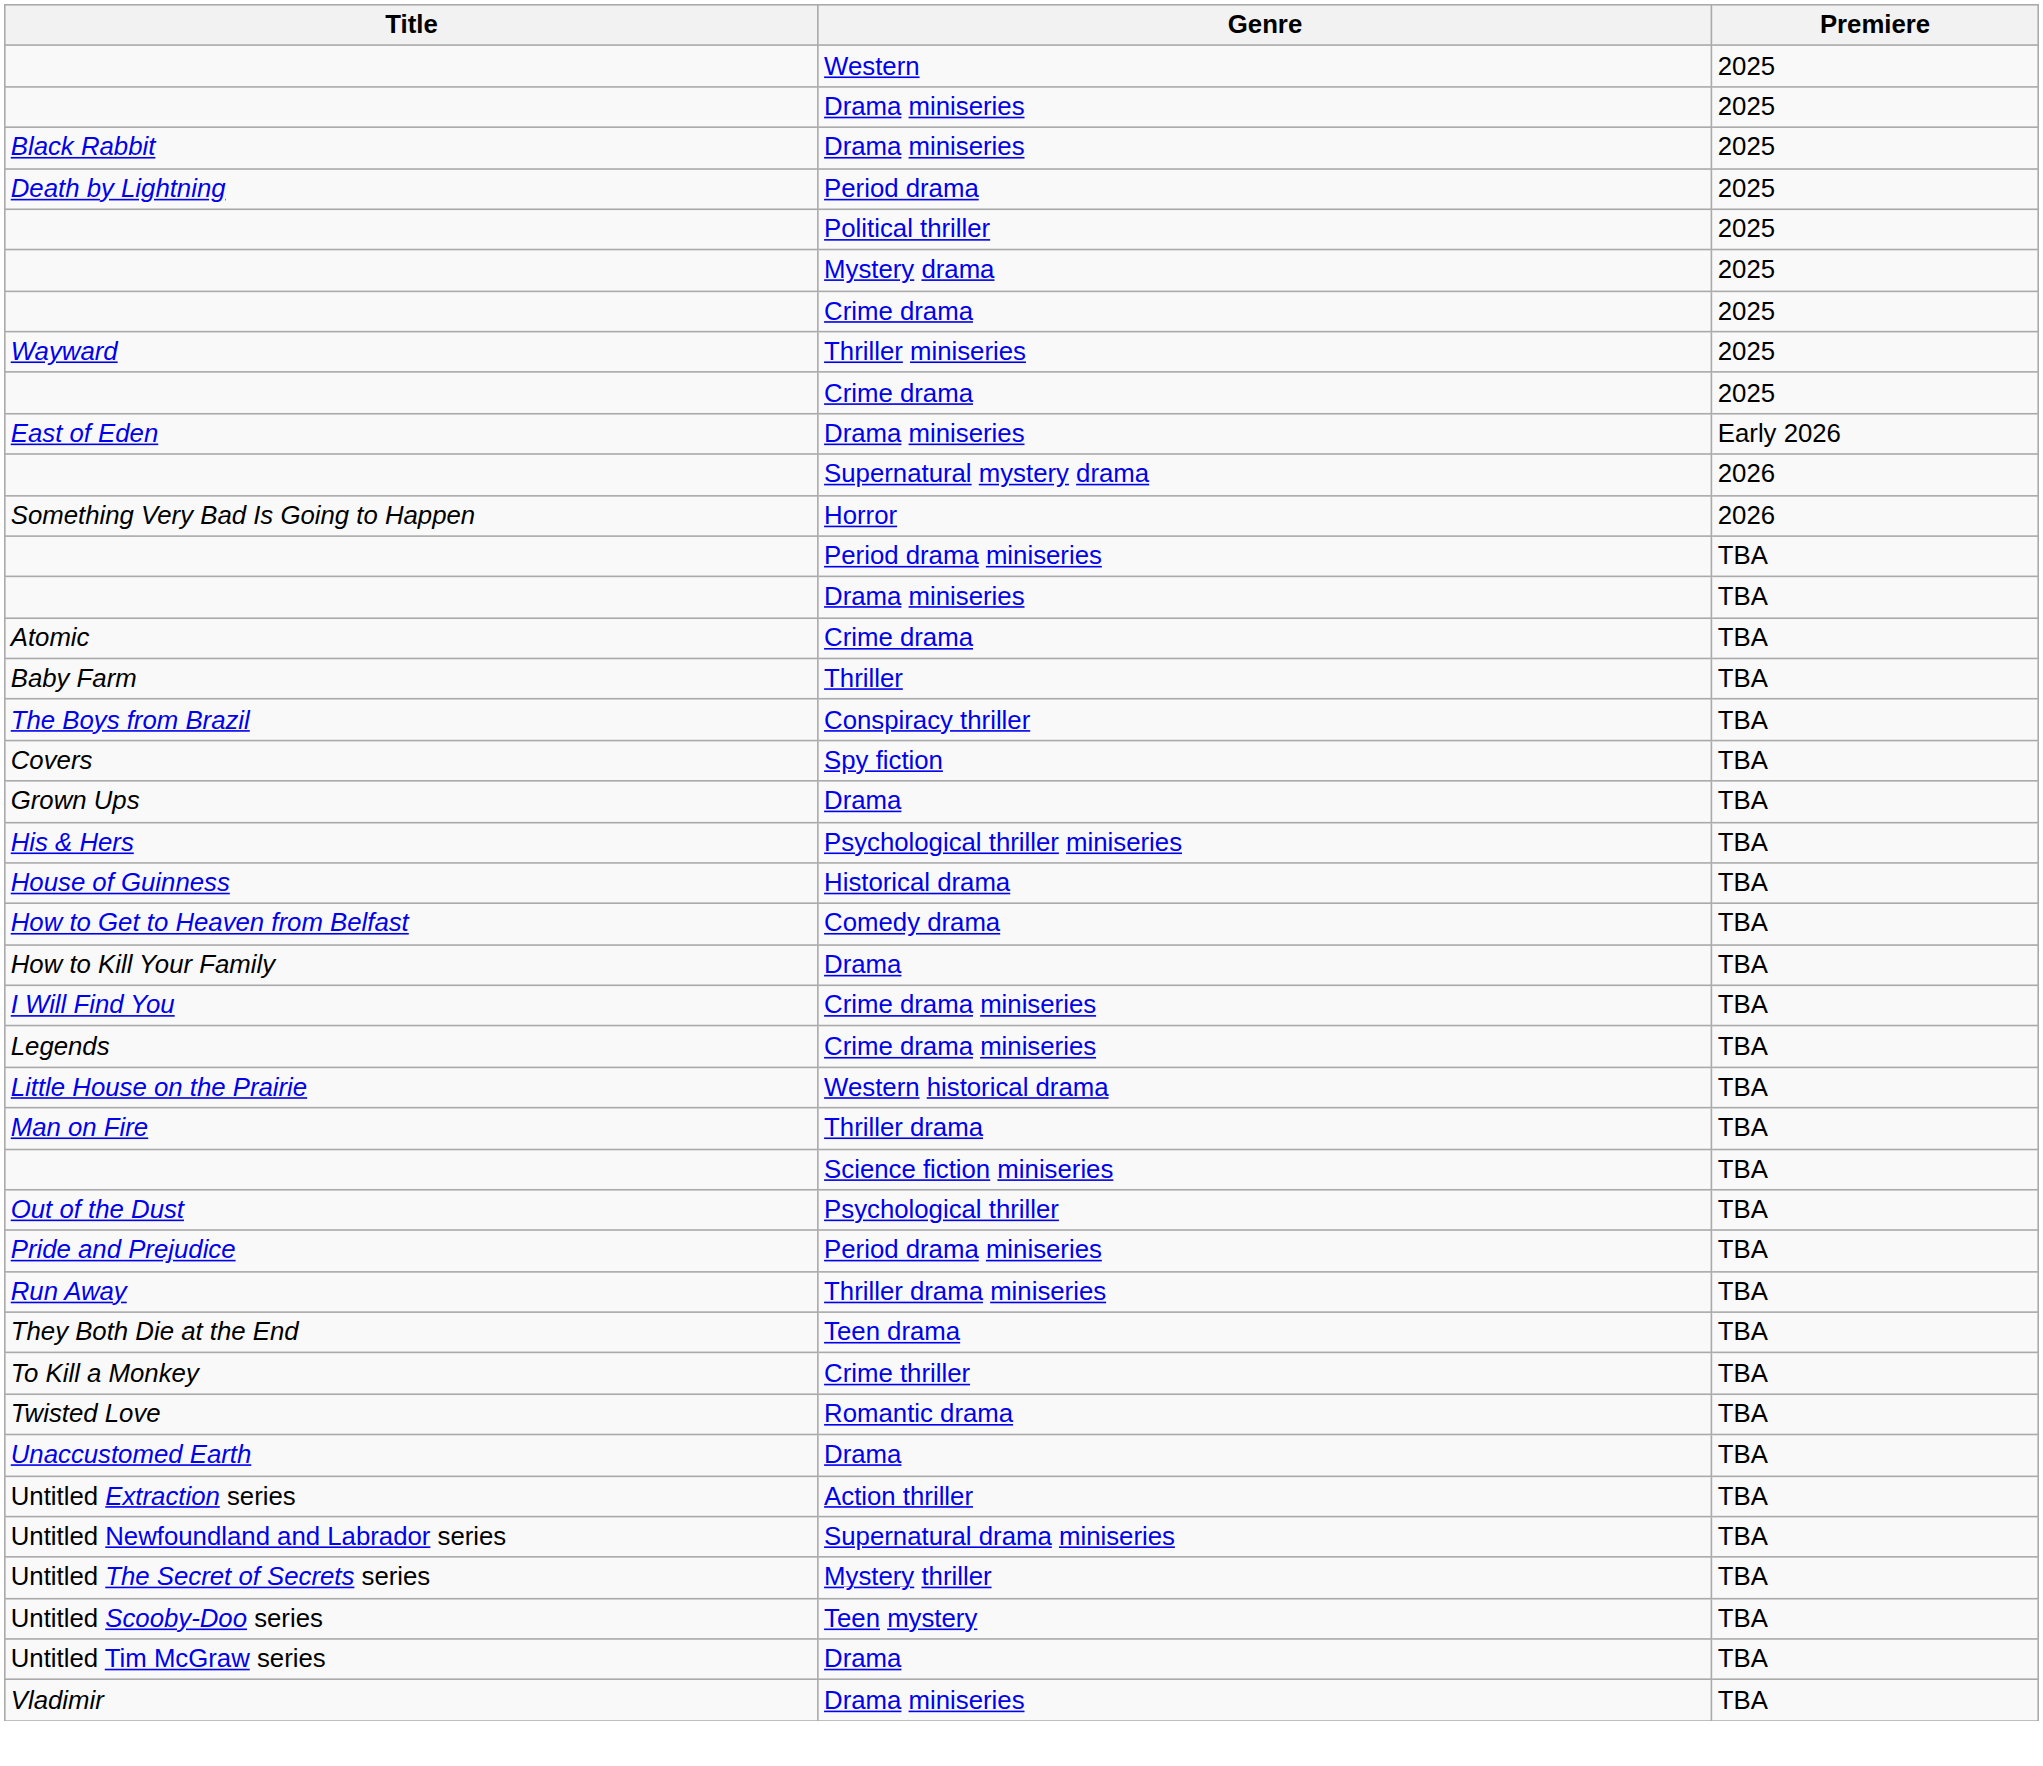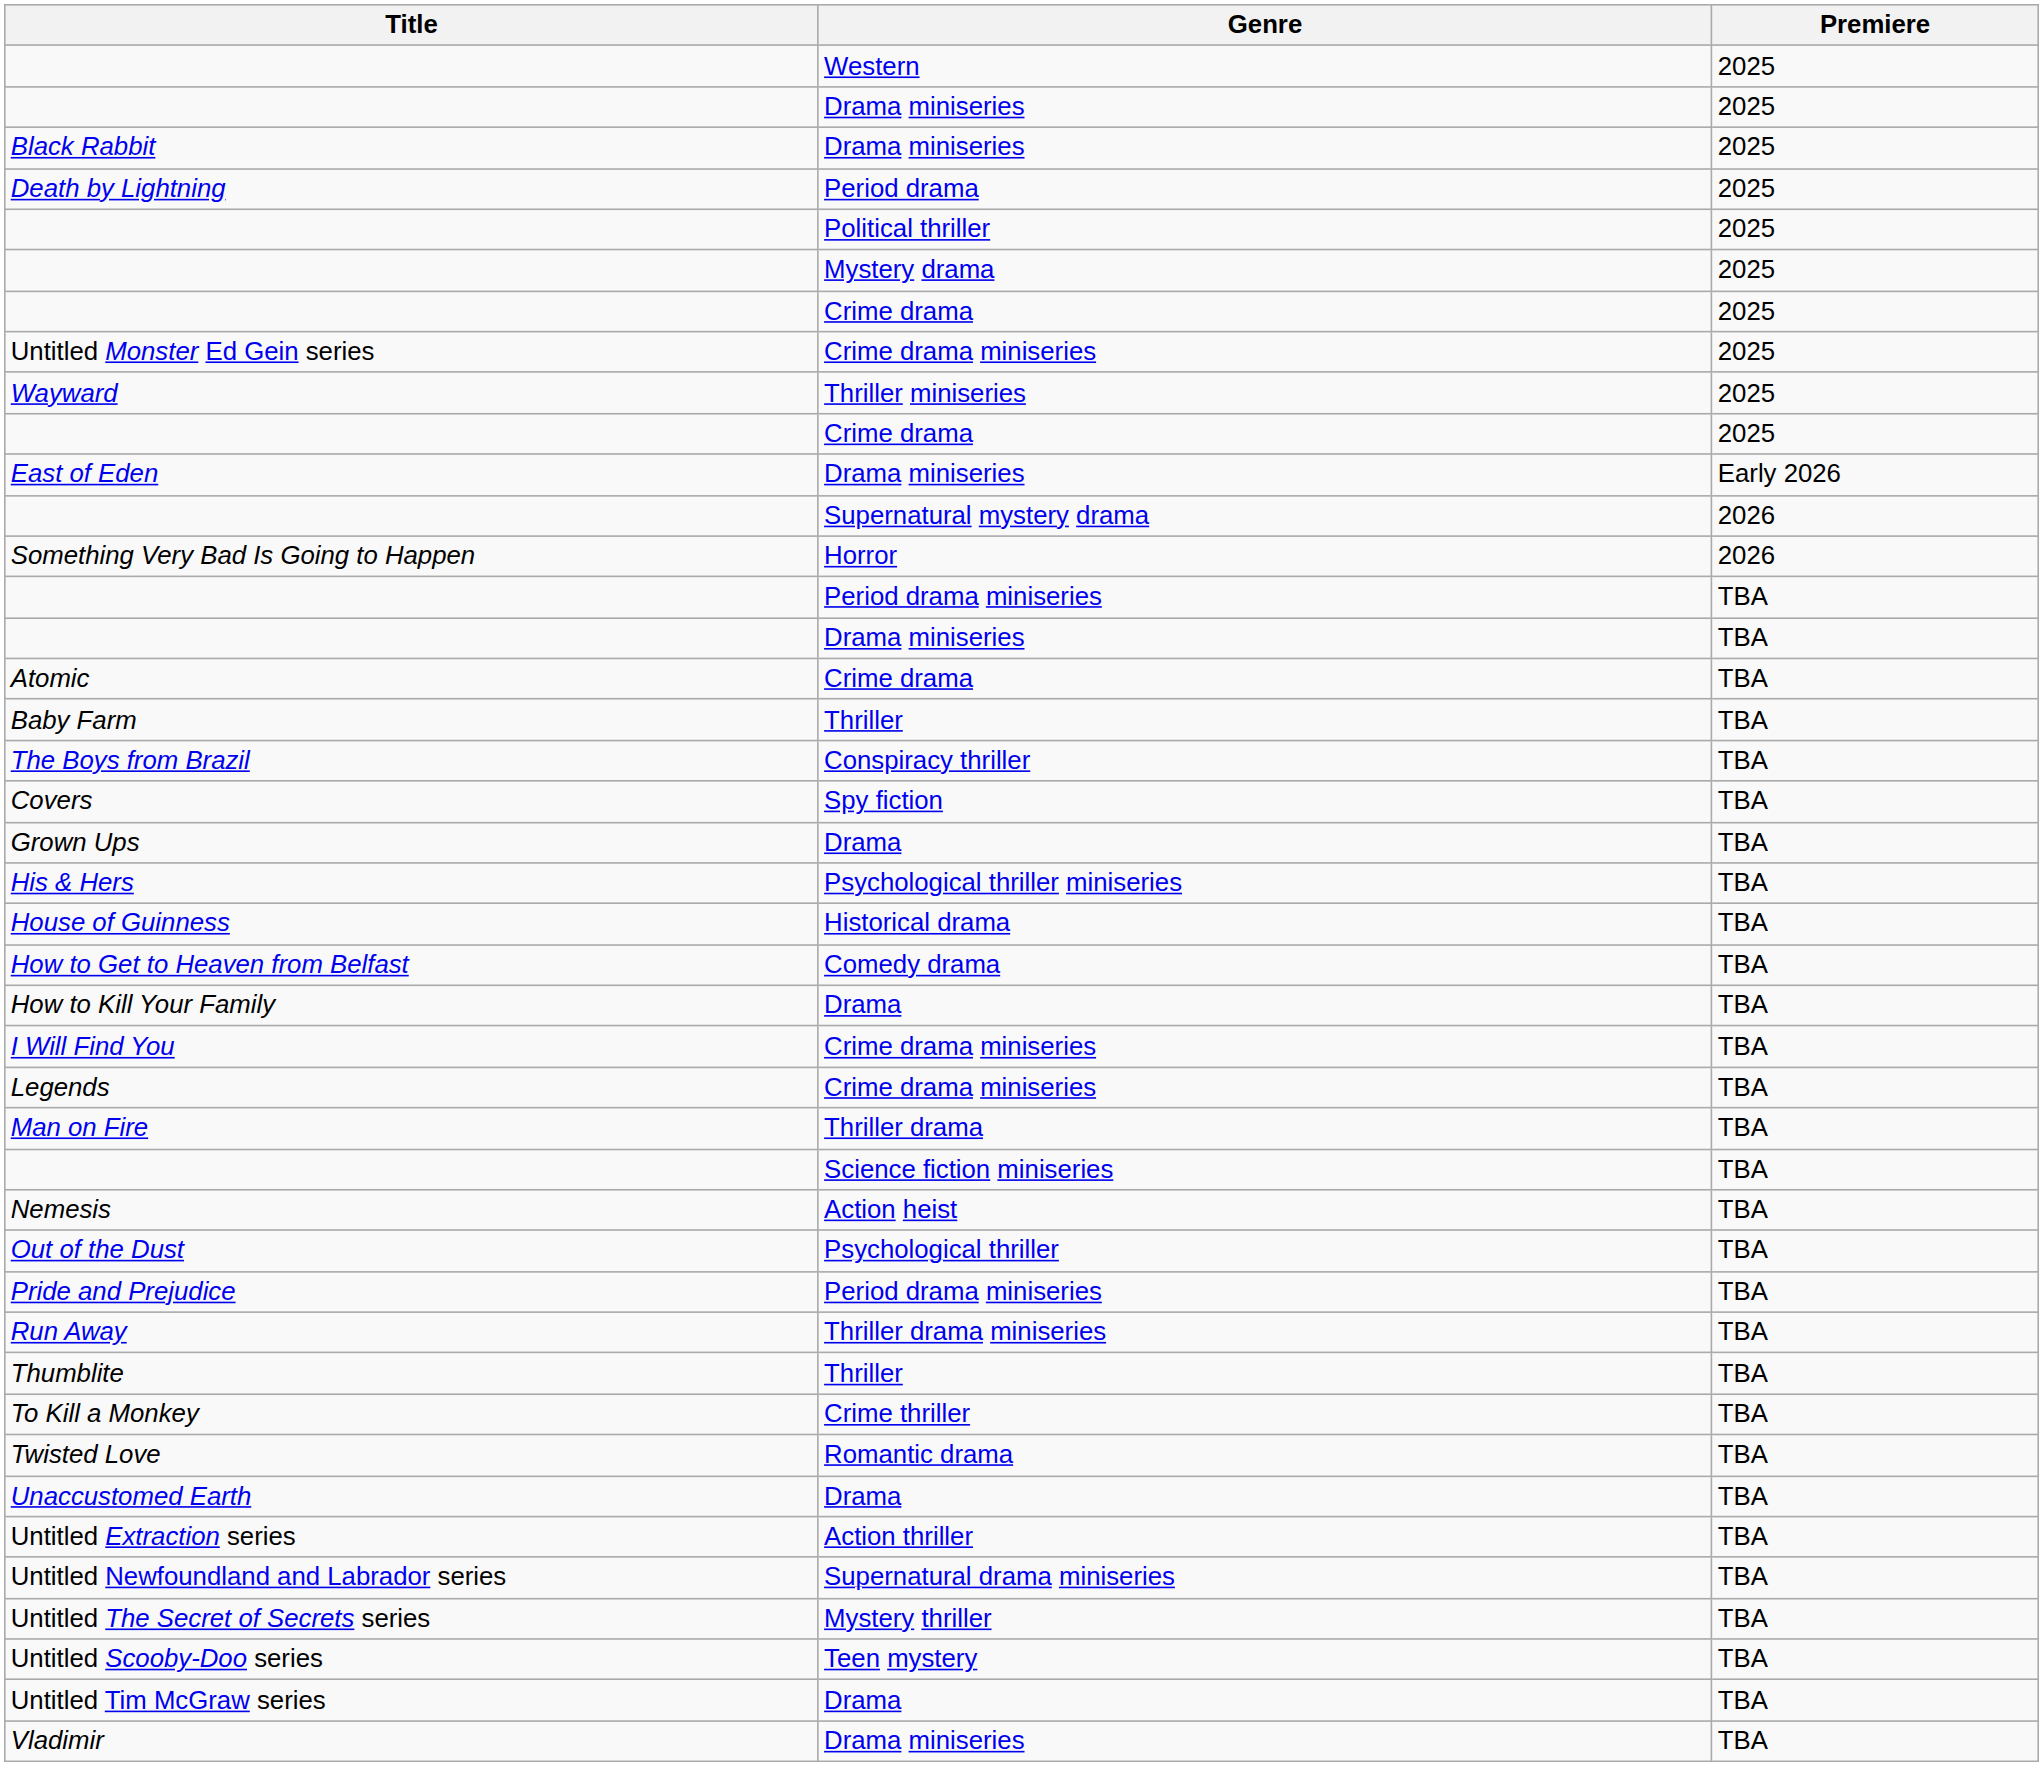+ row: (193, 351)
- row: (159, 1087)
+ row: (61, 1209)
- row: (155, 1332)
+ row: (67, 1373)
